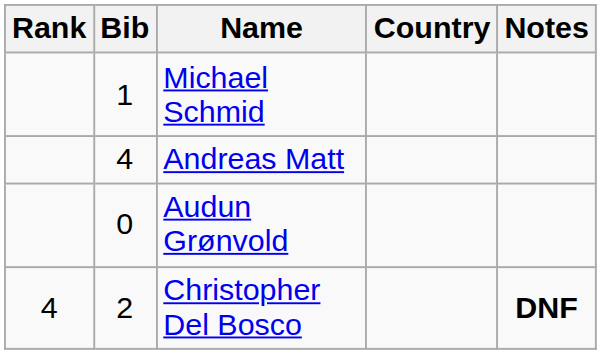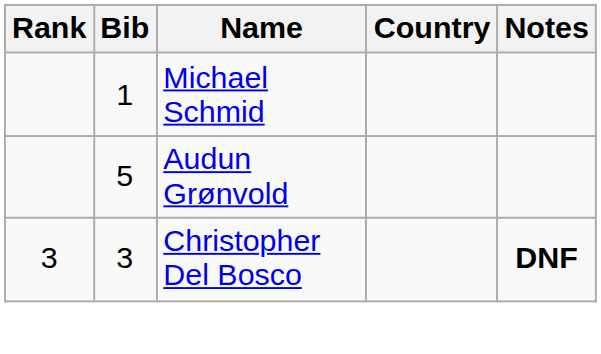- row: (254, 159)
(125, 224) 0 -> (125, 176) 5
(49, 306) 4 -> (49, 258) 3
(125, 306) 2 -> (125, 258) 3
